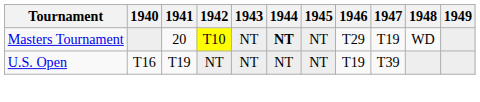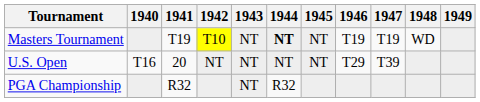(179, 39) 20 -> (179, 39) T19
(353, 39) T29 -> (353, 39) T19
(179, 62) T19 -> (179, 62) 20
(353, 62) T19 -> (353, 62) T29
+ row: (64, 86)
